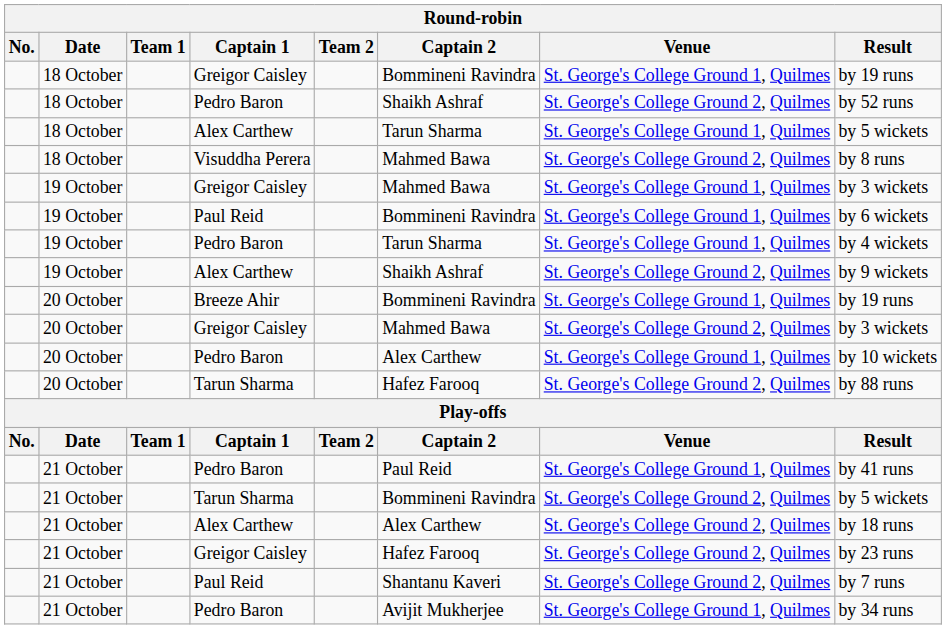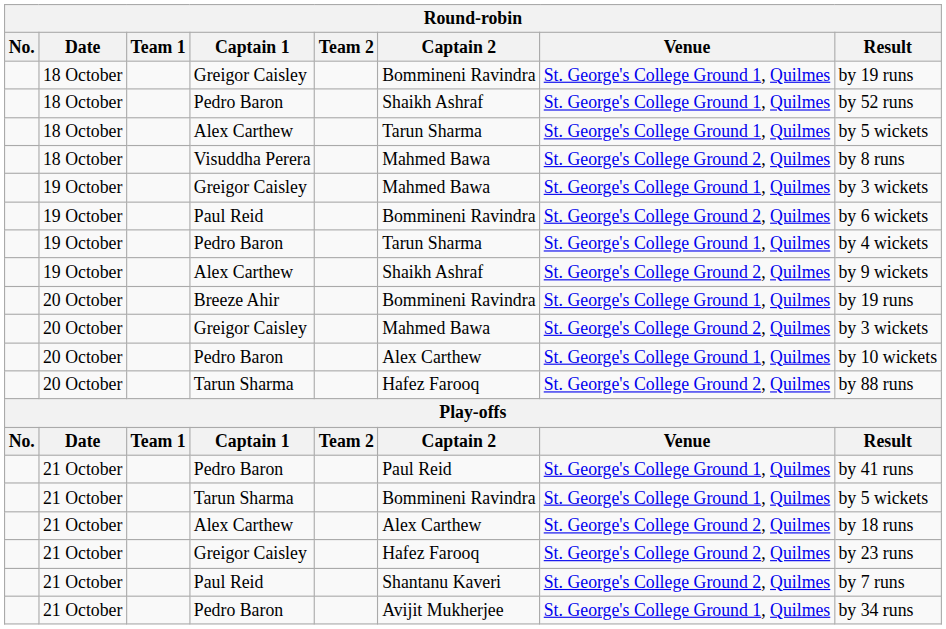(687, 103) St. George's College Ground 2, Quilmes -> (687, 103) St. George's College Ground 1, Quilmes
(687, 215) St. George's College Ground 1, Quilmes -> (687, 215) St. George's College Ground 2, Quilmes
(687, 497) St. George's College Ground 2, Quilmes -> (687, 497) St. George's College Ground 1, Quilmes
